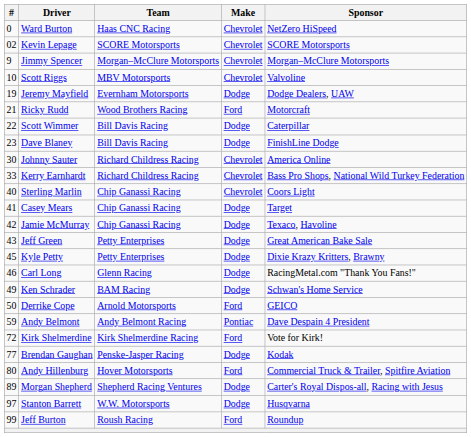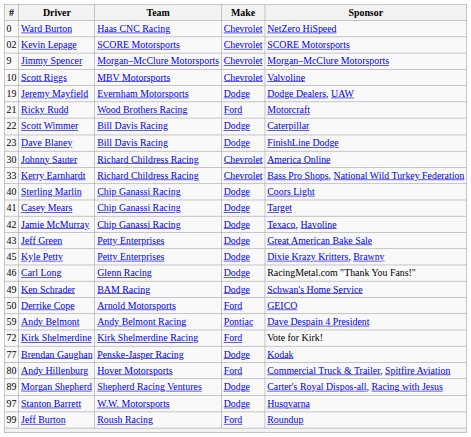(243, 192) Chevrolet -> (237, 192) Dodge
